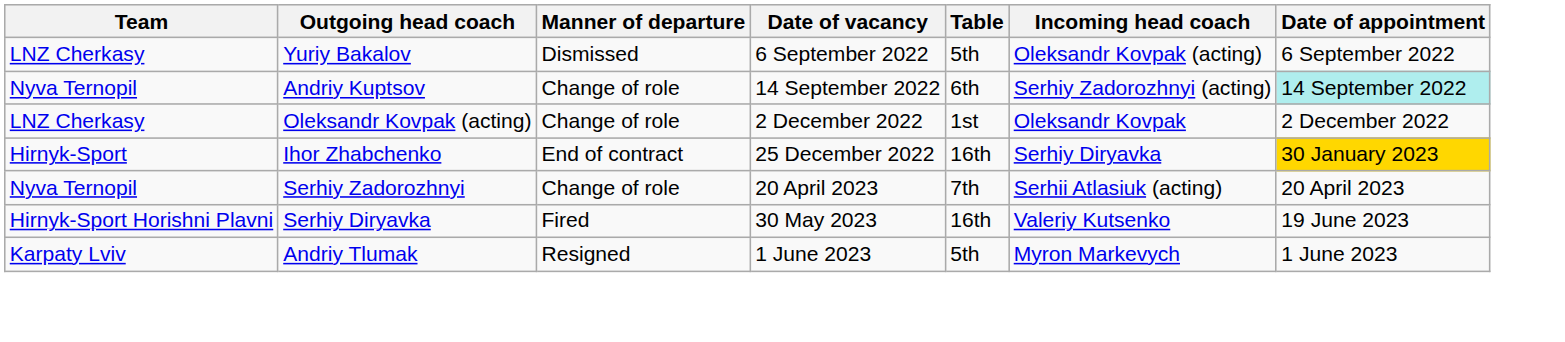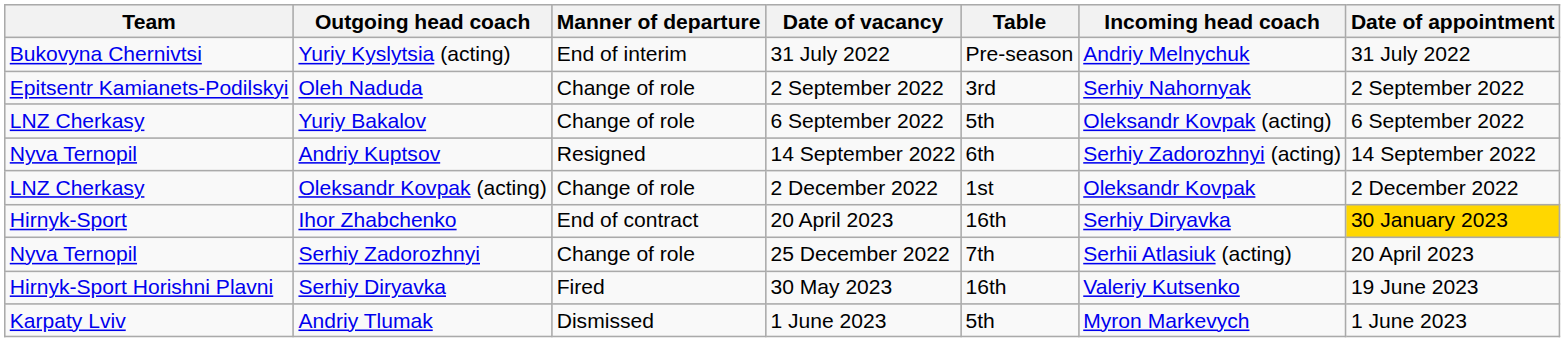+ row: (404, 54)
+ row: (361, 87)
(590, 54) Dismissed -> (626, 121) Change of role
(611, 87) Change of role -> (601, 154) Resigned
(1374, 87) paleturquoise background -> (1443, 154) no background
(845, 154) 25 December 2022 -> (832, 220) 20 April 2023
(817, 187) 20 April 2023 -> (860, 254) 25 December 2022
(586, 254) Resigned -> (605, 320) Dismissed
